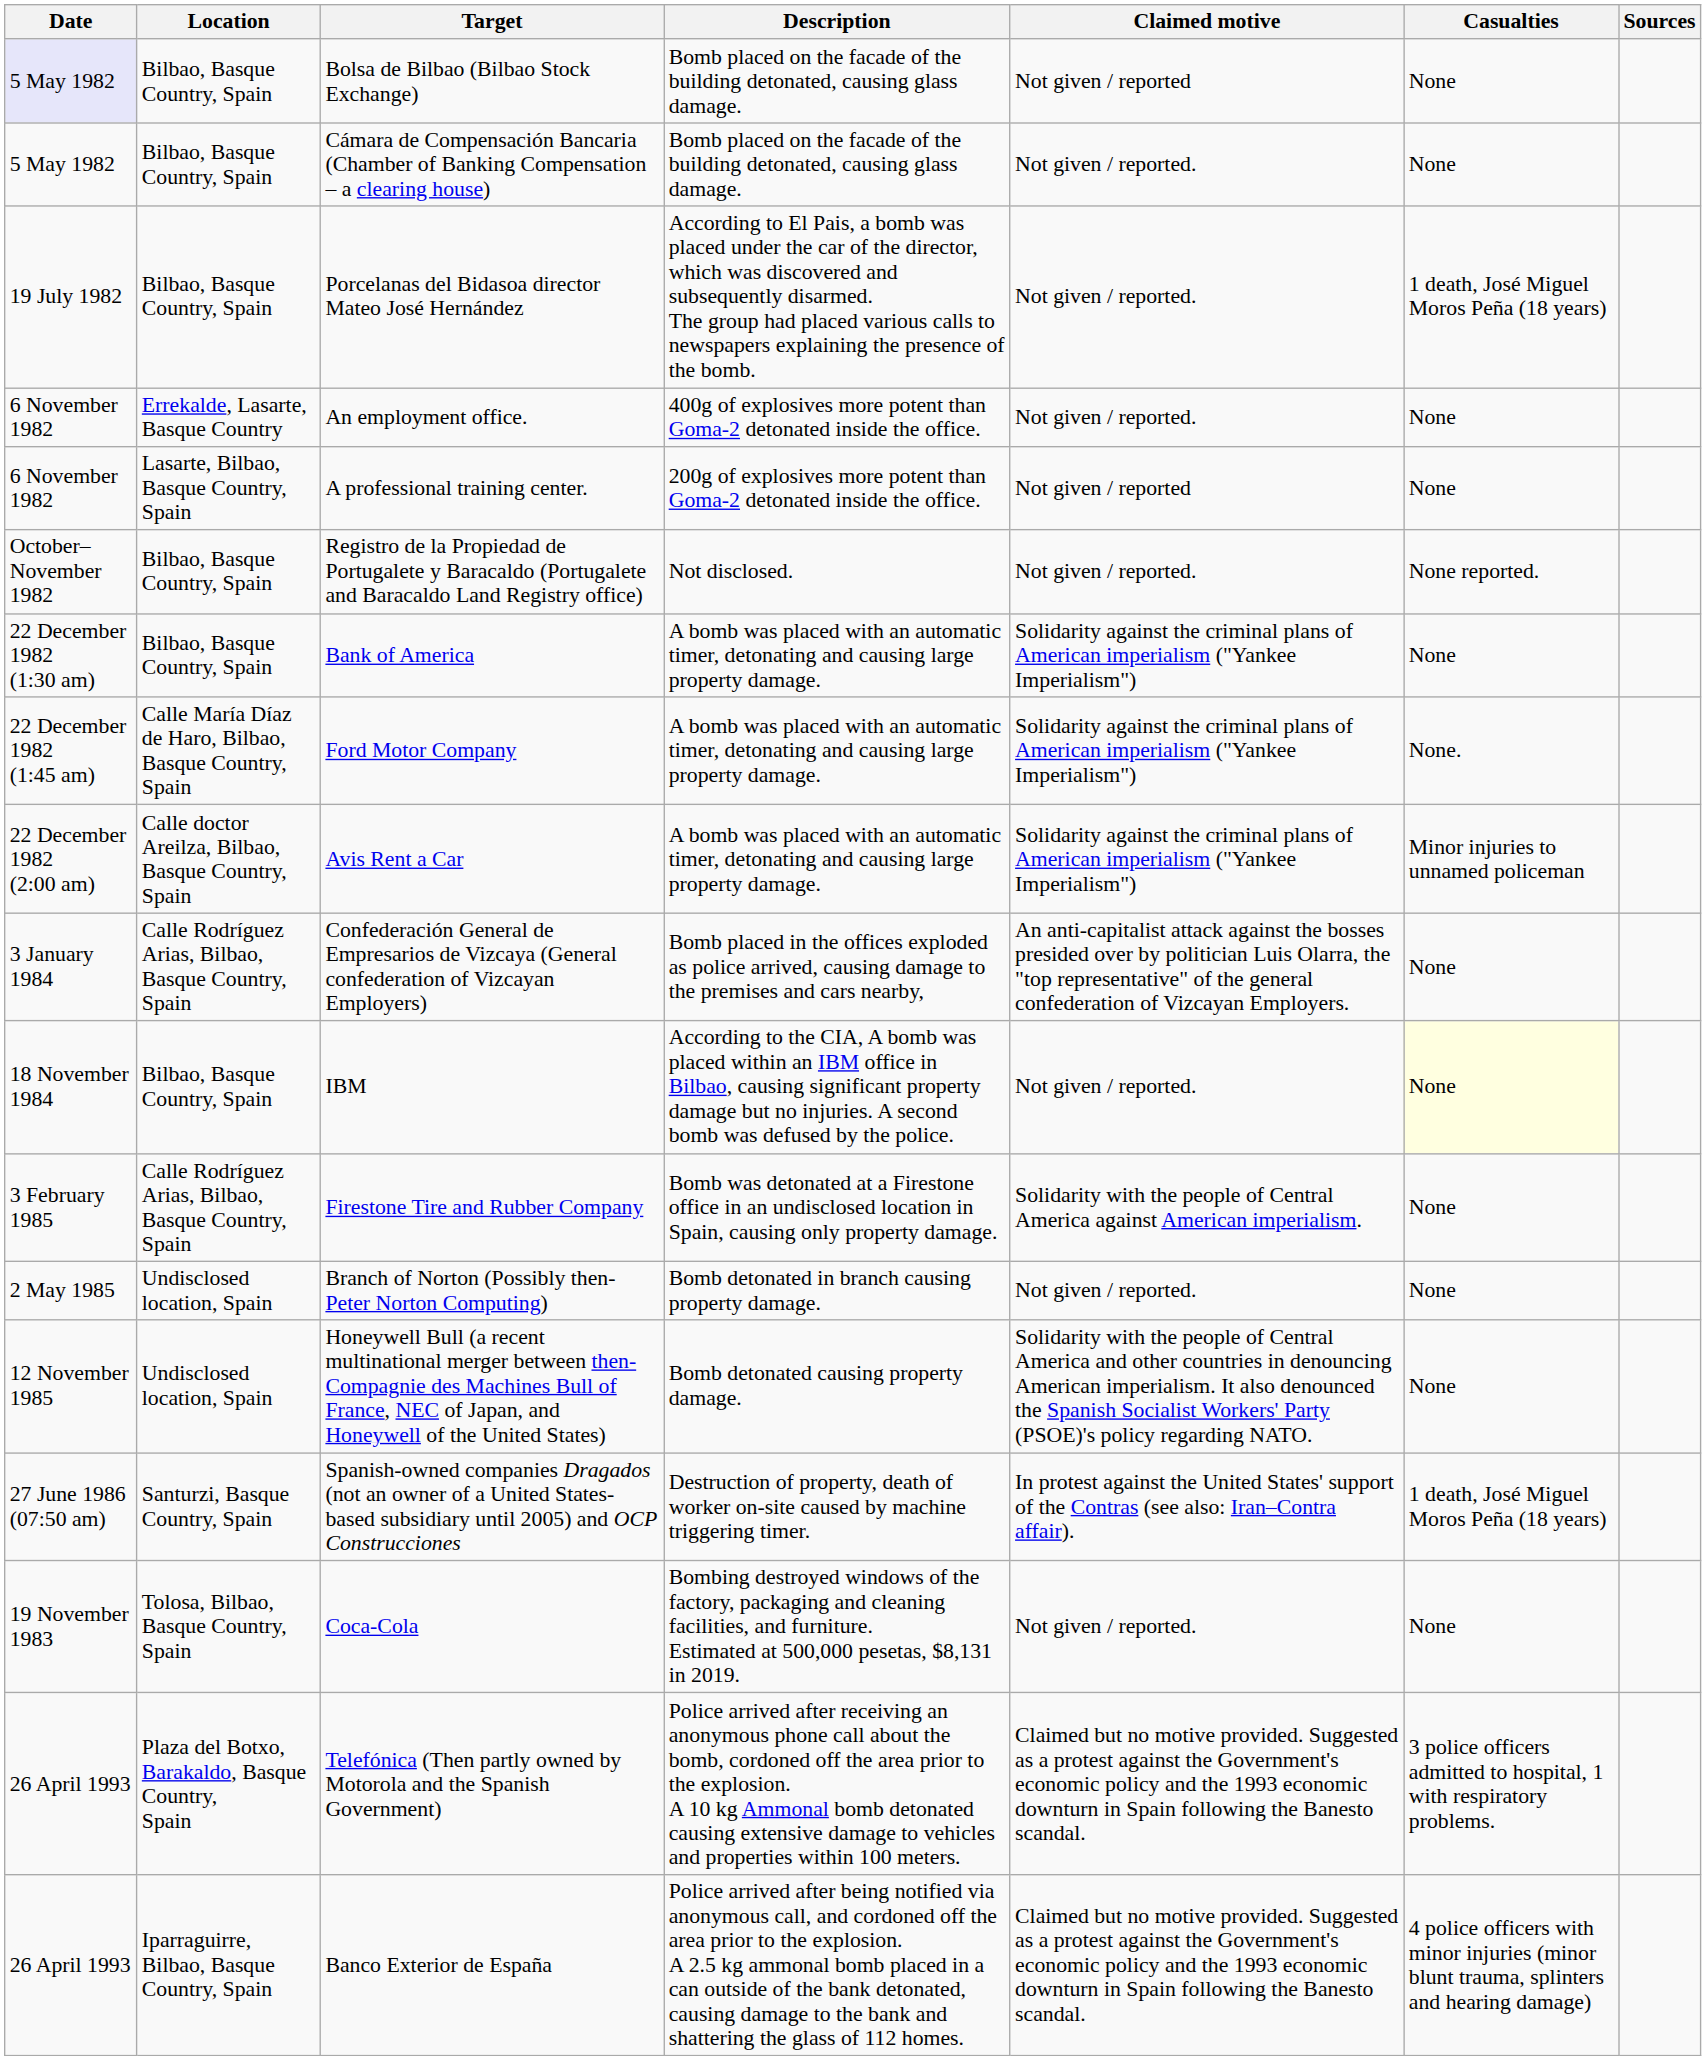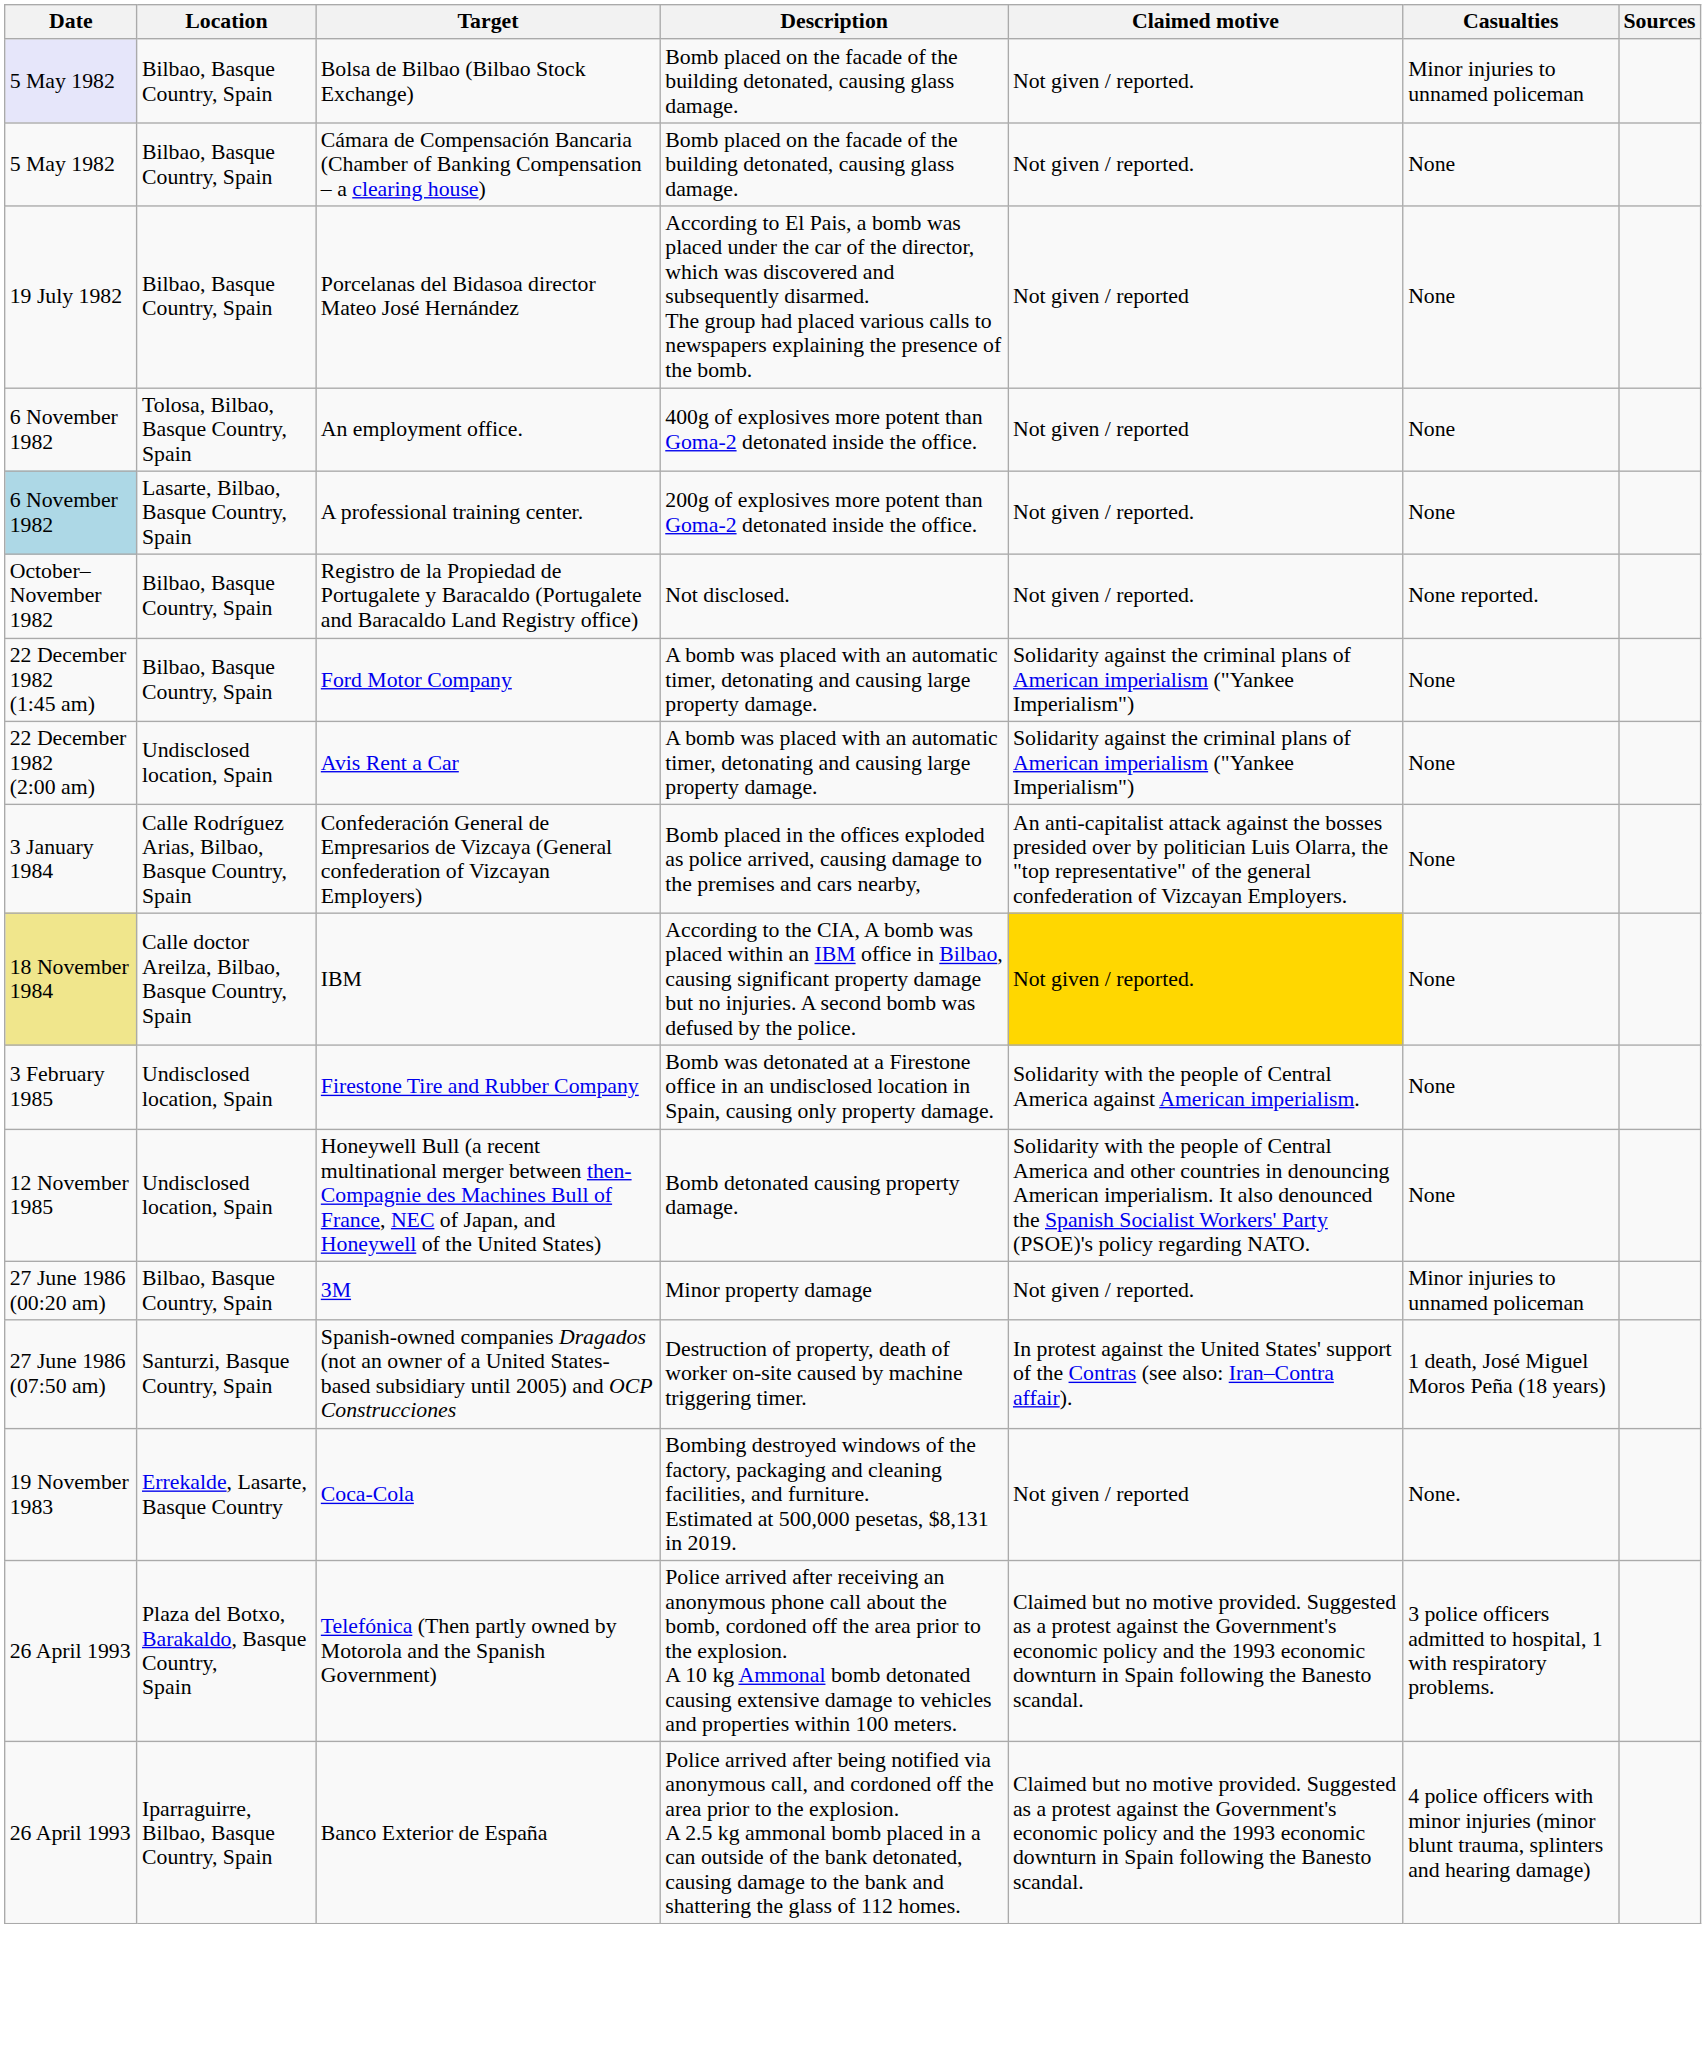(1103, 80) Not given / reported -> (1104, 80) Not given / reported.
(1432, 80) None -> (1496, 80) Minor injuries to unnamed policeman
(1106, 296) Not given / reported. -> (1101, 296) Not given / reported
(1508, 296) 1 death, José Miguel Moros Peña (18 years) -> (1432, 296) None
(224, 416) Errekalde, Lasarte, Basque Country -> (214, 429) Tolosa, Bilbao, Basque Country, Spain
(1106, 416) Not given / reported. -> (1101, 429) Not given / reported
(64, 488) no background -> (64, 512) lightblue background
(1103, 488) Not given / reported -> (1104, 512) Not given / reported.
- row: (400, 655)
(217, 750) Calle María Díaz de Haro, Bilbao, Basque Country, Spain -> (208, 679) Bilbao, Basque Country, Spain
(1435, 750) None. -> (1432, 679) None
(214, 858) Calle doctor Areilza, Bilbao, Basque Country, Spain -> (207, 762) Undisclosed location, Spain
(1497, 858) Minor injuries to unnamed policeman -> (1432, 762) None
(69, 1086) no background -> (69, 978) khaki background
(208, 1086) Bilbao, Basque Country, Spain -> (214, 978) Calle doctor Areilza, Bilbao, Basque Country, Spain
(1106, 1086) no background -> (1104, 978) gold background
(1432, 1086) lightyellow background -> (1432, 978) no background
(214, 1206) Calle Rodríguez Arias, Bilbao, Basque Country, Spain -> (207, 1086) Undisclosed location, Spain
- row: (470, 1290)
+ row: (336, 1290)
(214, 1626) Tolosa, Bilbao, Basque Country, Spain -> (224, 1494) Errekalde, Lasarte, Basque Country
(1106, 1626) Not given / reported. -> (1101, 1494) Not given / reported
(1432, 1626) None -> (1434, 1494) None.
